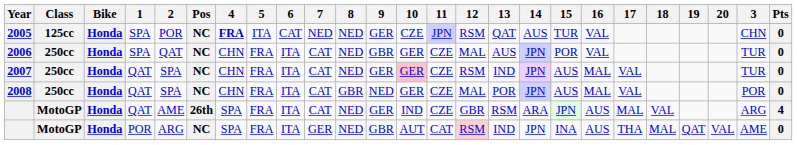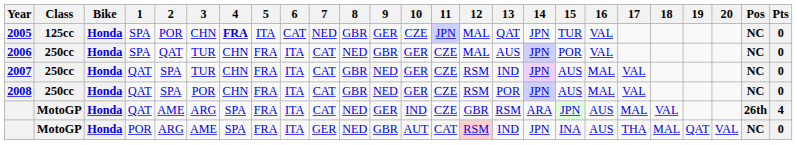columns swapped: (753, 14) <-> (201, 14)
(351, 33) NED -> (355, 33) GBR
(472, 33) RSM -> (476, 33) MAL
(535, 33) AUS -> (539, 33) JPN
(351, 71) NED -> (355, 71) GBR
(381, 71) GER -> (385, 71) NED
(412, 71) pink background -> (416, 71) no background
(472, 91) MAL -> (476, 91) RSM
